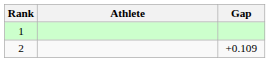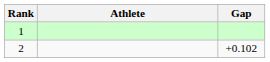(241, 48) +0.109 -> (241, 48) +0.102
